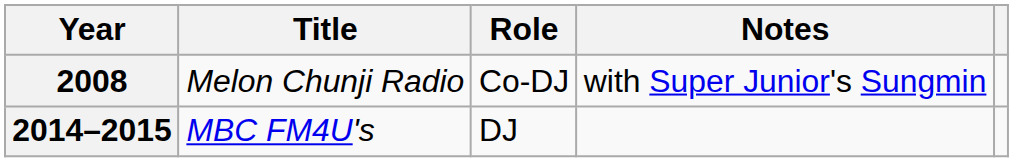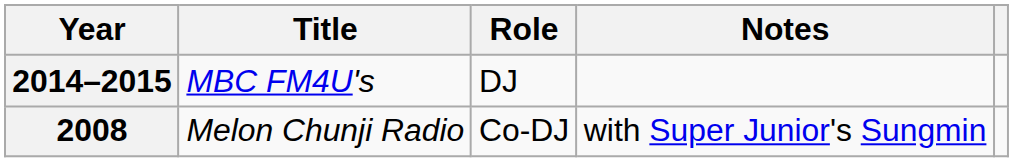rows swapped: (92, 80) <-> (92, 130)
